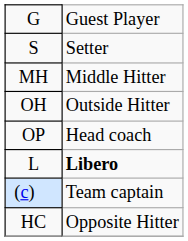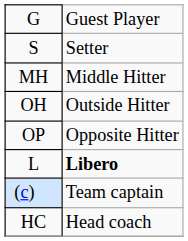(109, 134) Head coach -> (122, 134) Opposite Hitter
(122, 221) Opposite Hitter -> (109, 221) Head coach
